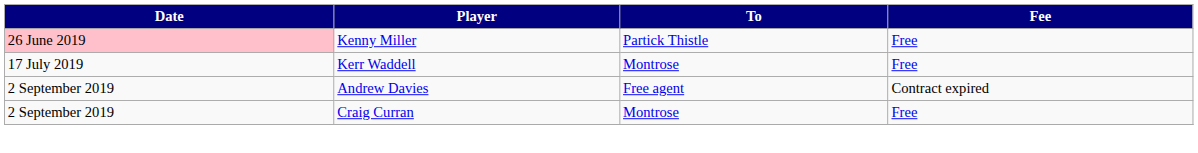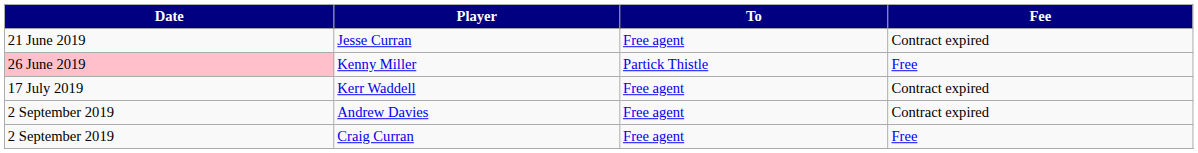+ row: (374, 40)
(651, 64) Montrose -> (654, 88) Free agent
(904, 64) Free -> (940, 88) Contract expired
(651, 112) Montrose -> (654, 137) Free agent
